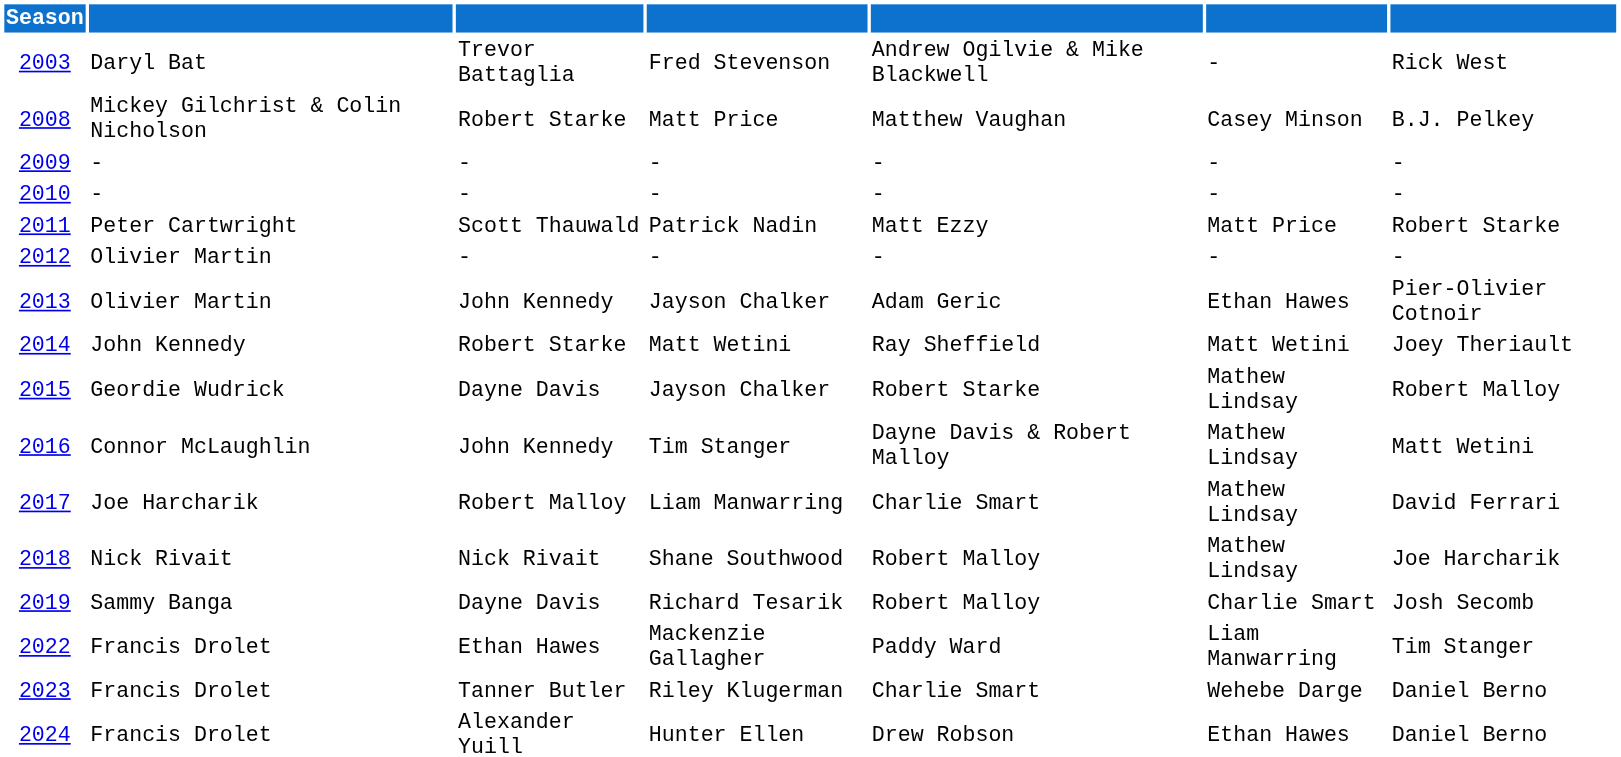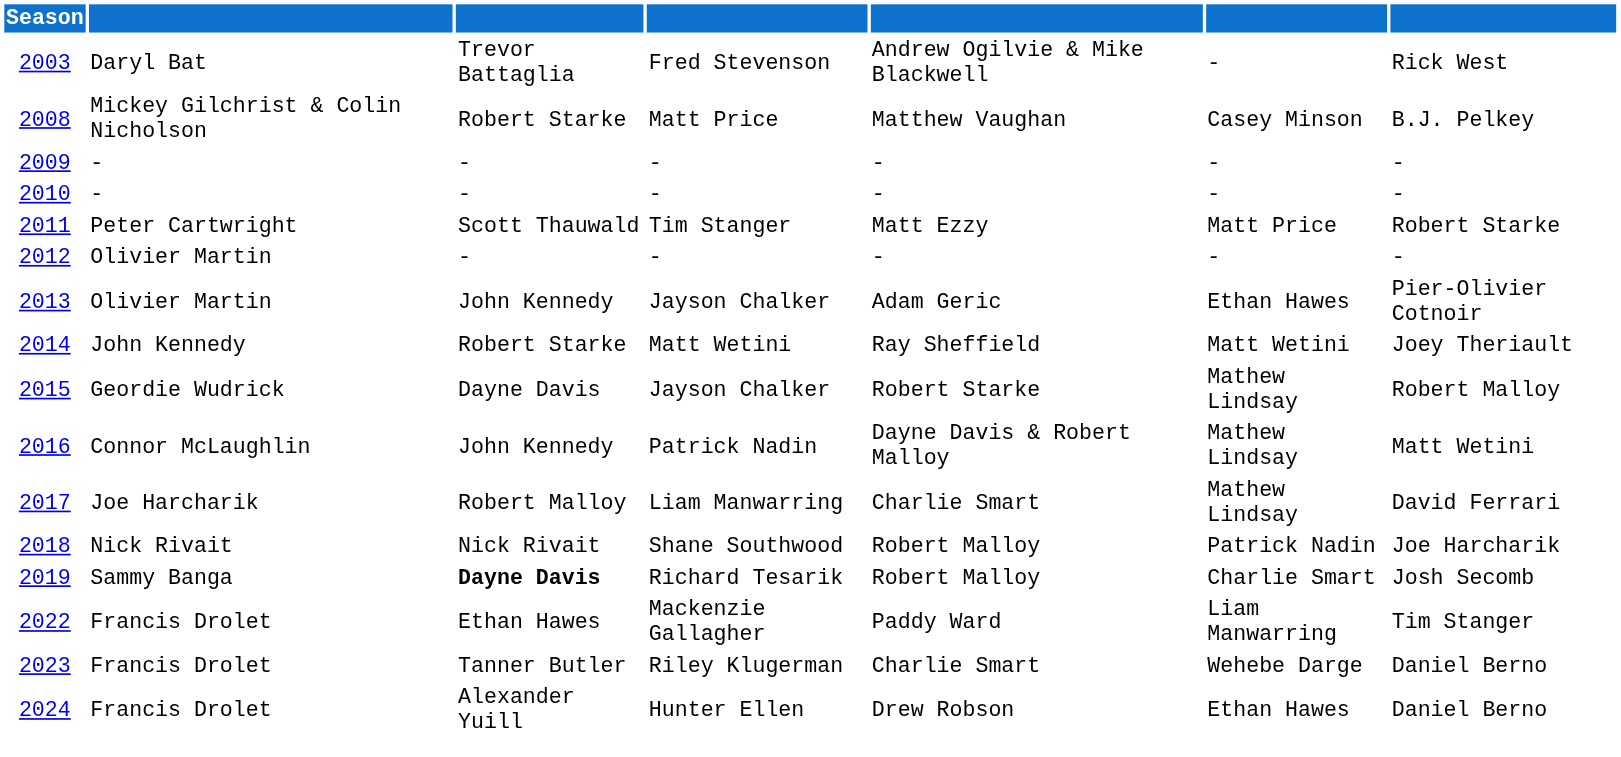(733, 226) Patrick Nadin -> (720, 226) Tim Stanger
(720, 446) Tim Stanger -> (733, 446) Patrick Nadin
(1253, 559) Mathew Lindsay -> (1292, 546) Patrick Nadin
(529, 603) normal -> (529, 578) bold
